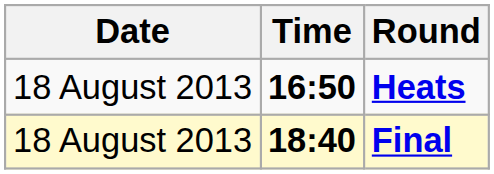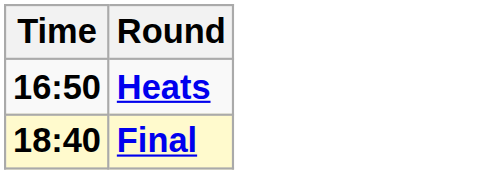- column: (133, 31)
